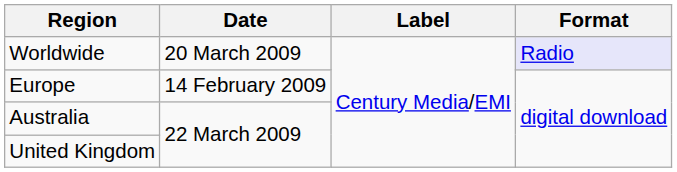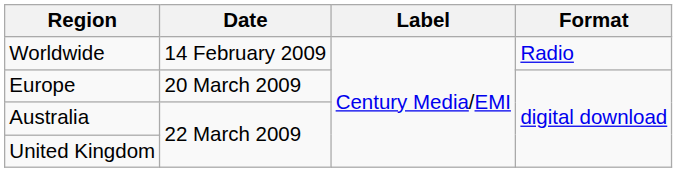(233, 53) 20 March 2009 -> (245, 53) 14 February 2009
(547, 53) lavender background -> (547, 53) no background
(245, 85) 14 February 2009 -> (233, 85) 20 March 2009
